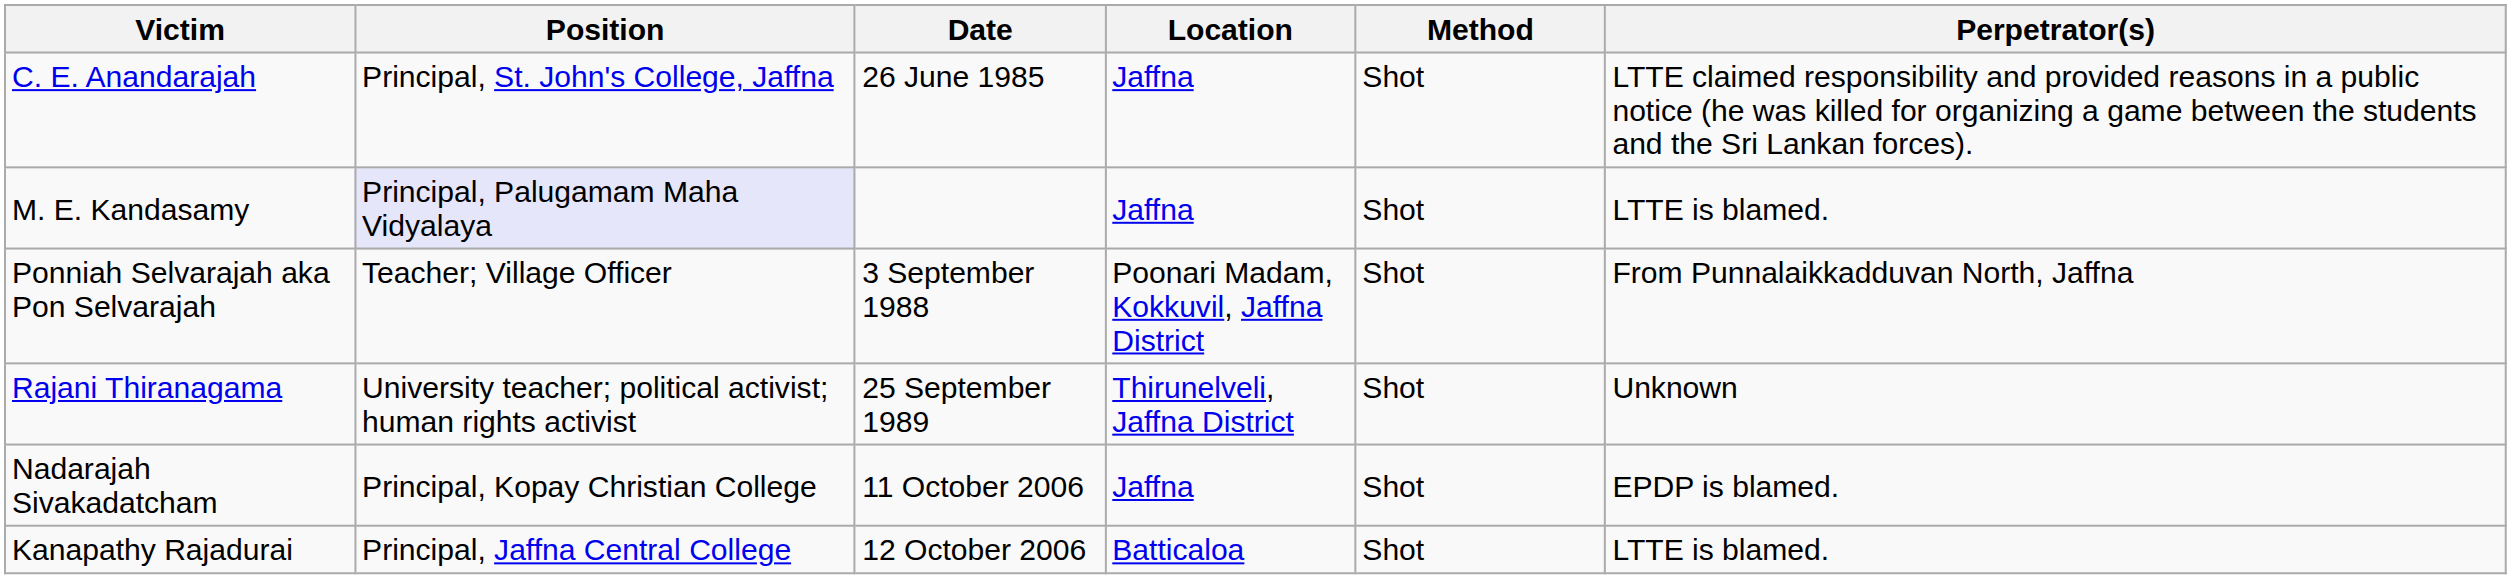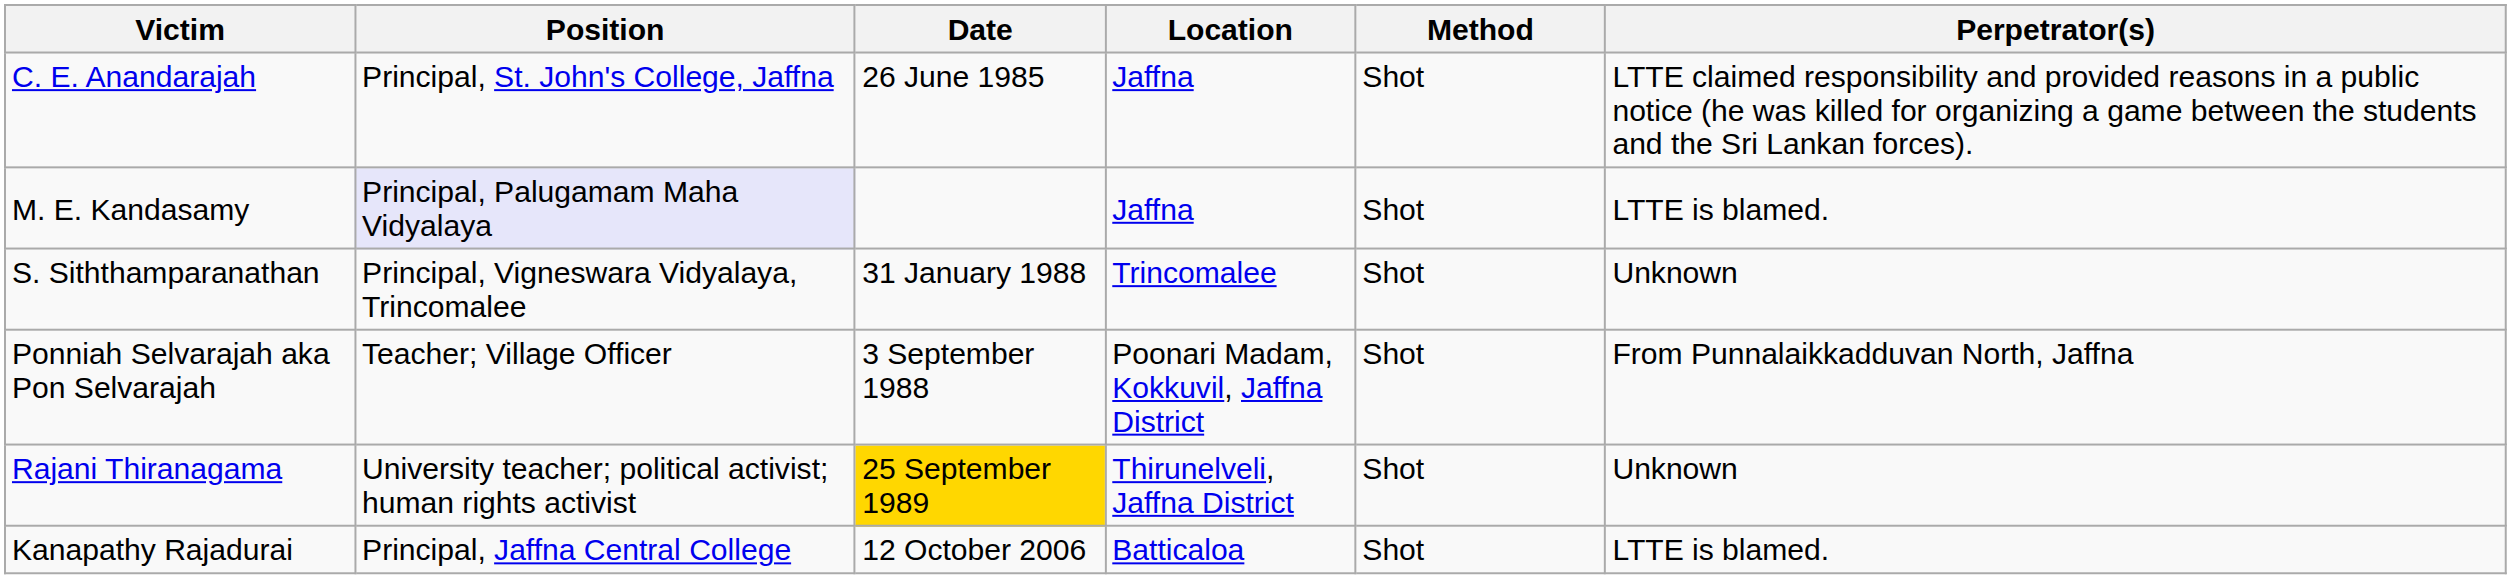+ row: (166, 273)
(957, 405) no background -> (957, 486) gold background
- row: (115, 486)
